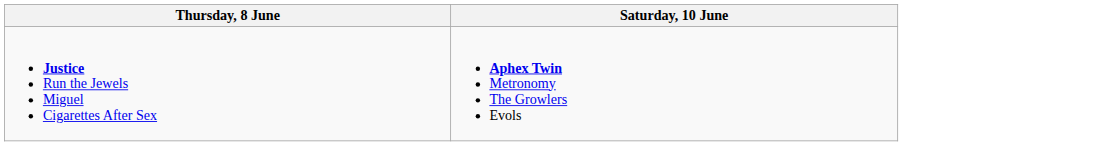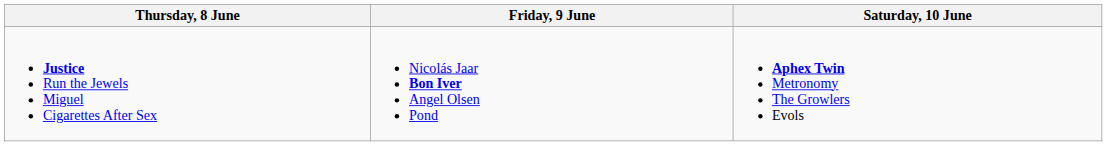+ column: (552, 15)
